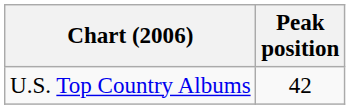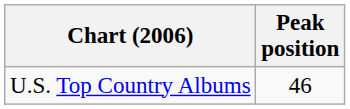(300, 85) 42 -> (300, 85) 46
